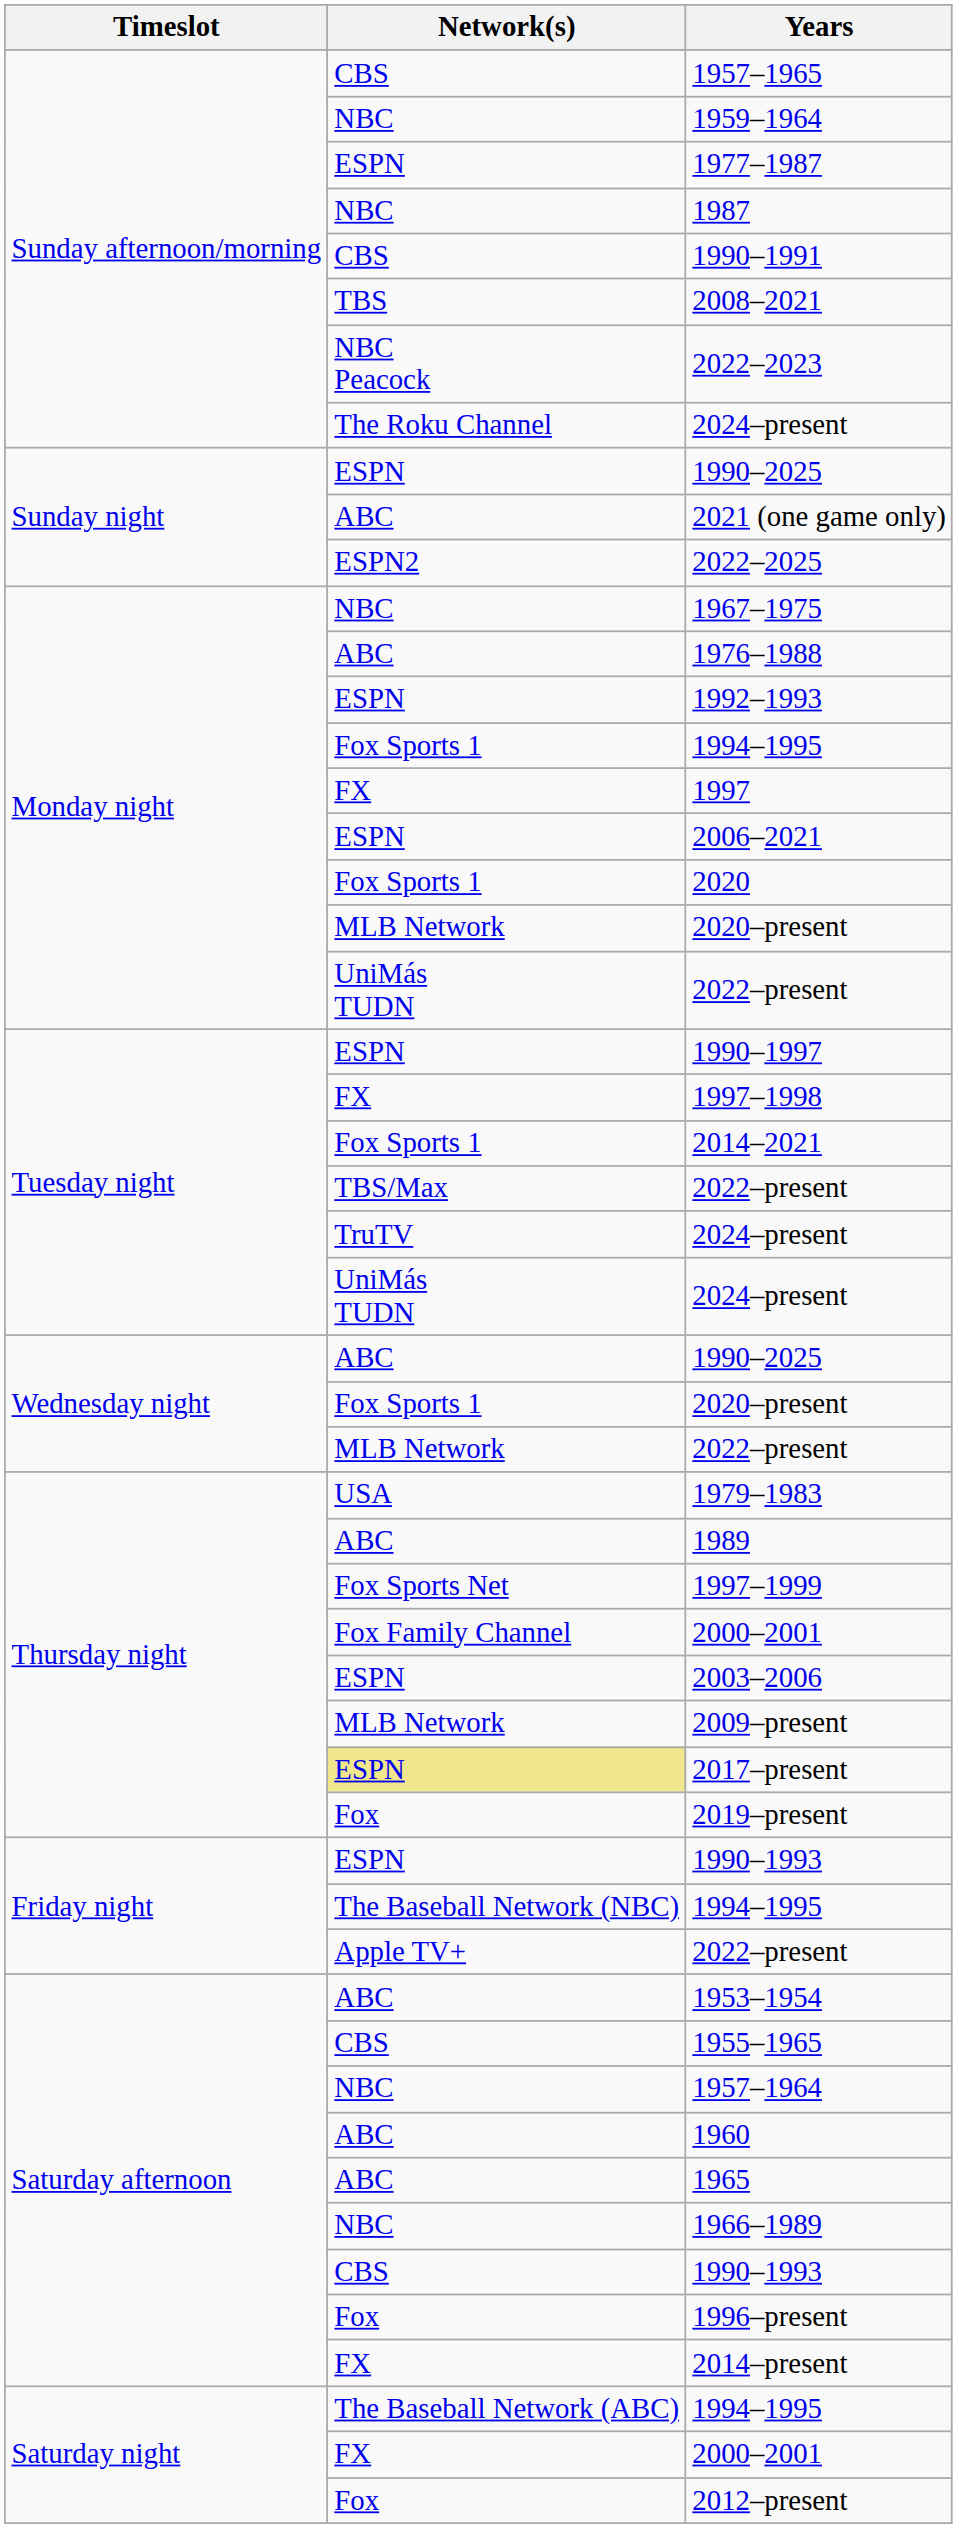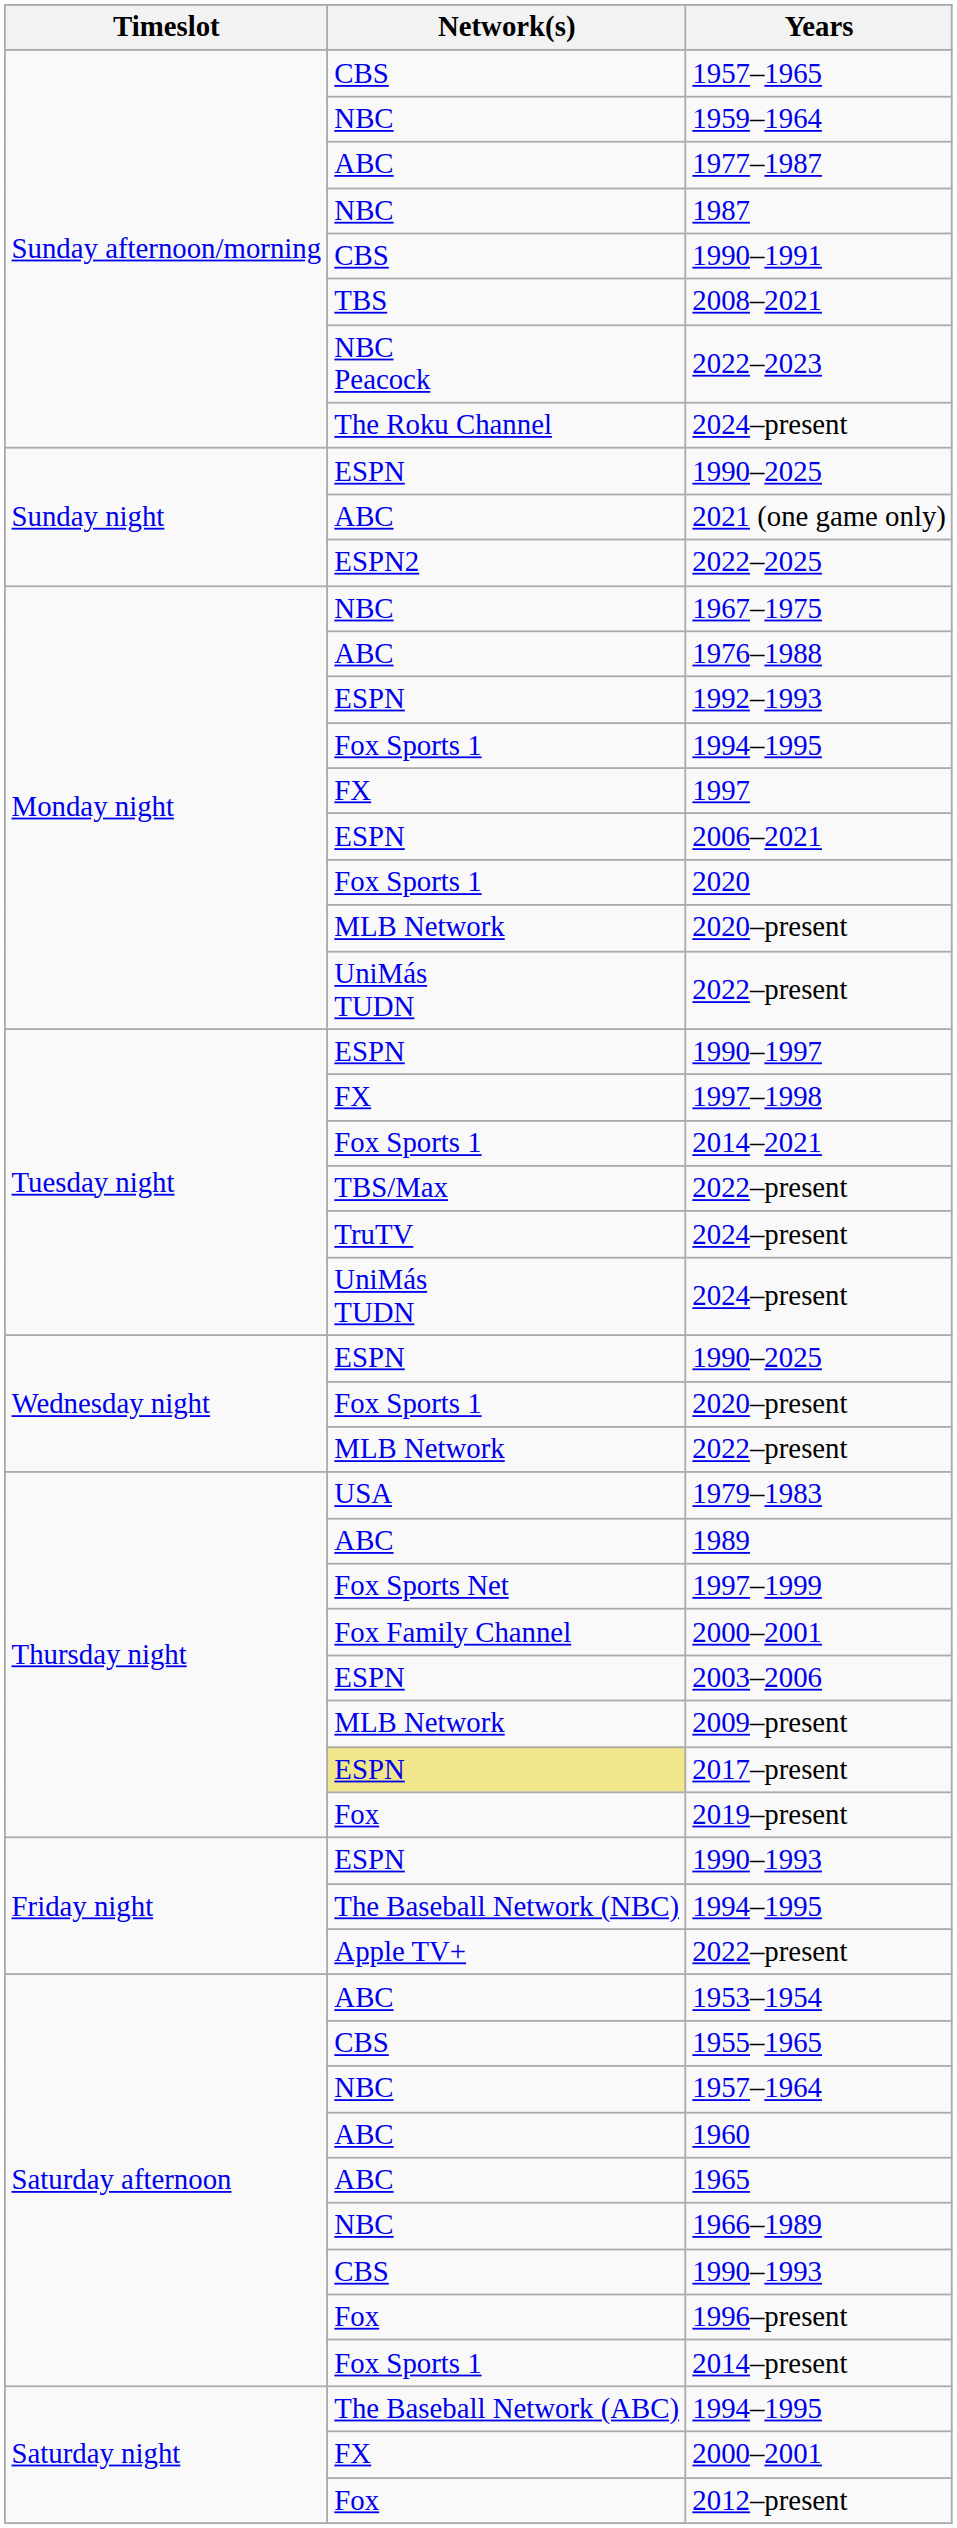(370, 164) ESPN -> (364, 164) ABC
(364, 1357) ABC -> (370, 1357) ESPN
(353, 2362) FX -> (408, 2362) Fox Sports 1
